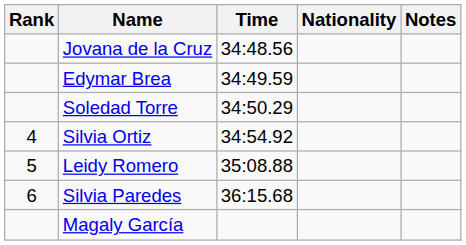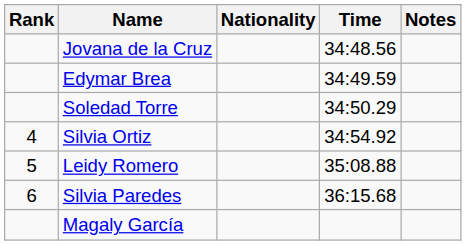columns swapped: (349, 19) <-> (257, 19)
